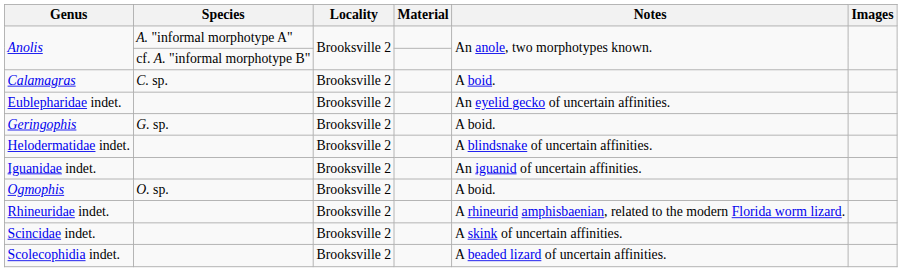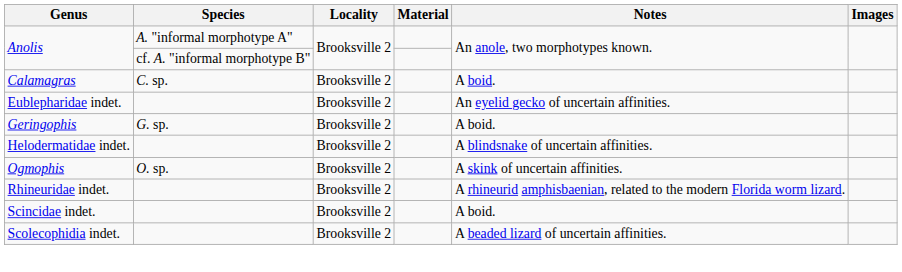- row: (52, 168)
(475, 189) A boid. -> (539, 168) A skink of uncertain affinities.
(539, 233) A skink of uncertain affinities. -> (475, 211) A boid.
